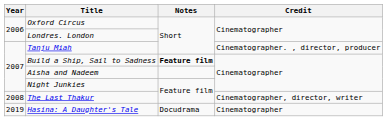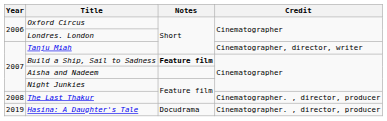(298, 47) Cinematographer. , director, producer -> (289, 47) Cinematographer, director, writer
(289, 97) Cinematographer, director, writer -> (298, 97) Cinematographer. , director, producer
(250, 109) Cinematographer -> (298, 109) Cinematographer. , director, producer
